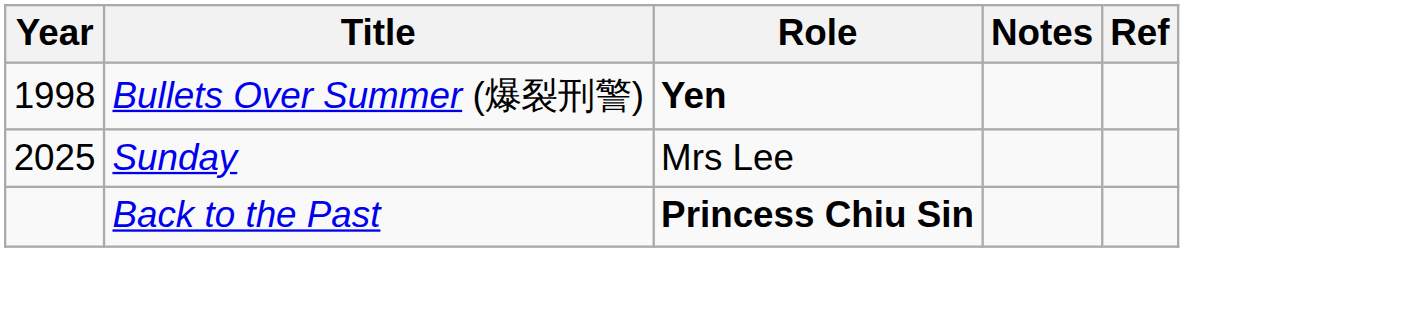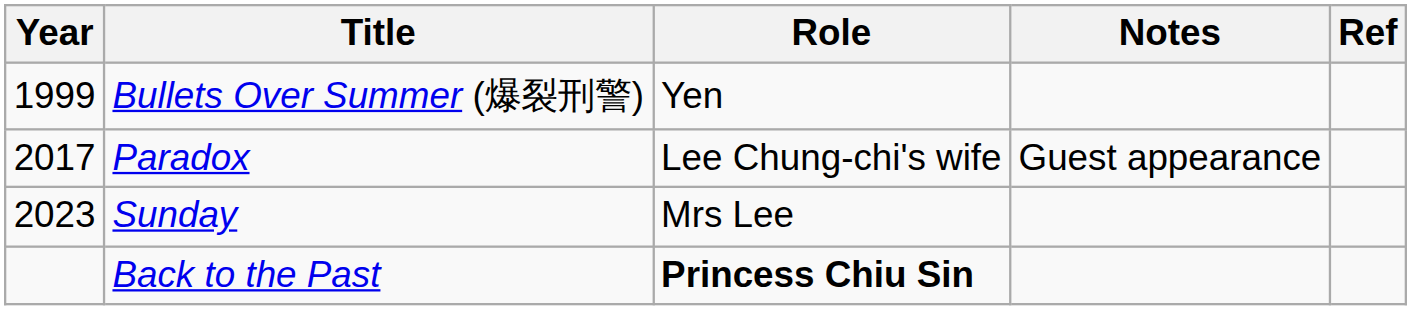(55, 95) 1998 -> (55, 95) 1999
(694, 95) bold -> (692, 95) normal
+ row: (181, 157)
(55, 157) 2025 -> (55, 215) 2023
